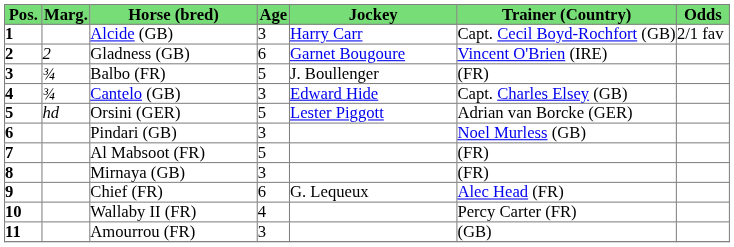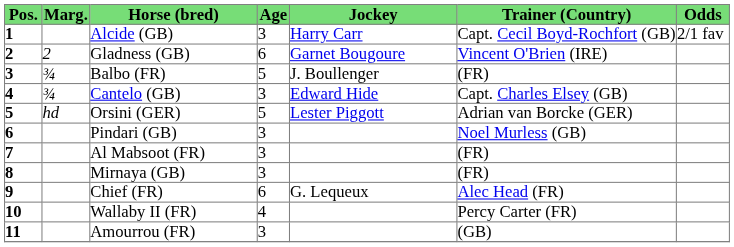(262, 152) 5 -> (262, 152) 3
